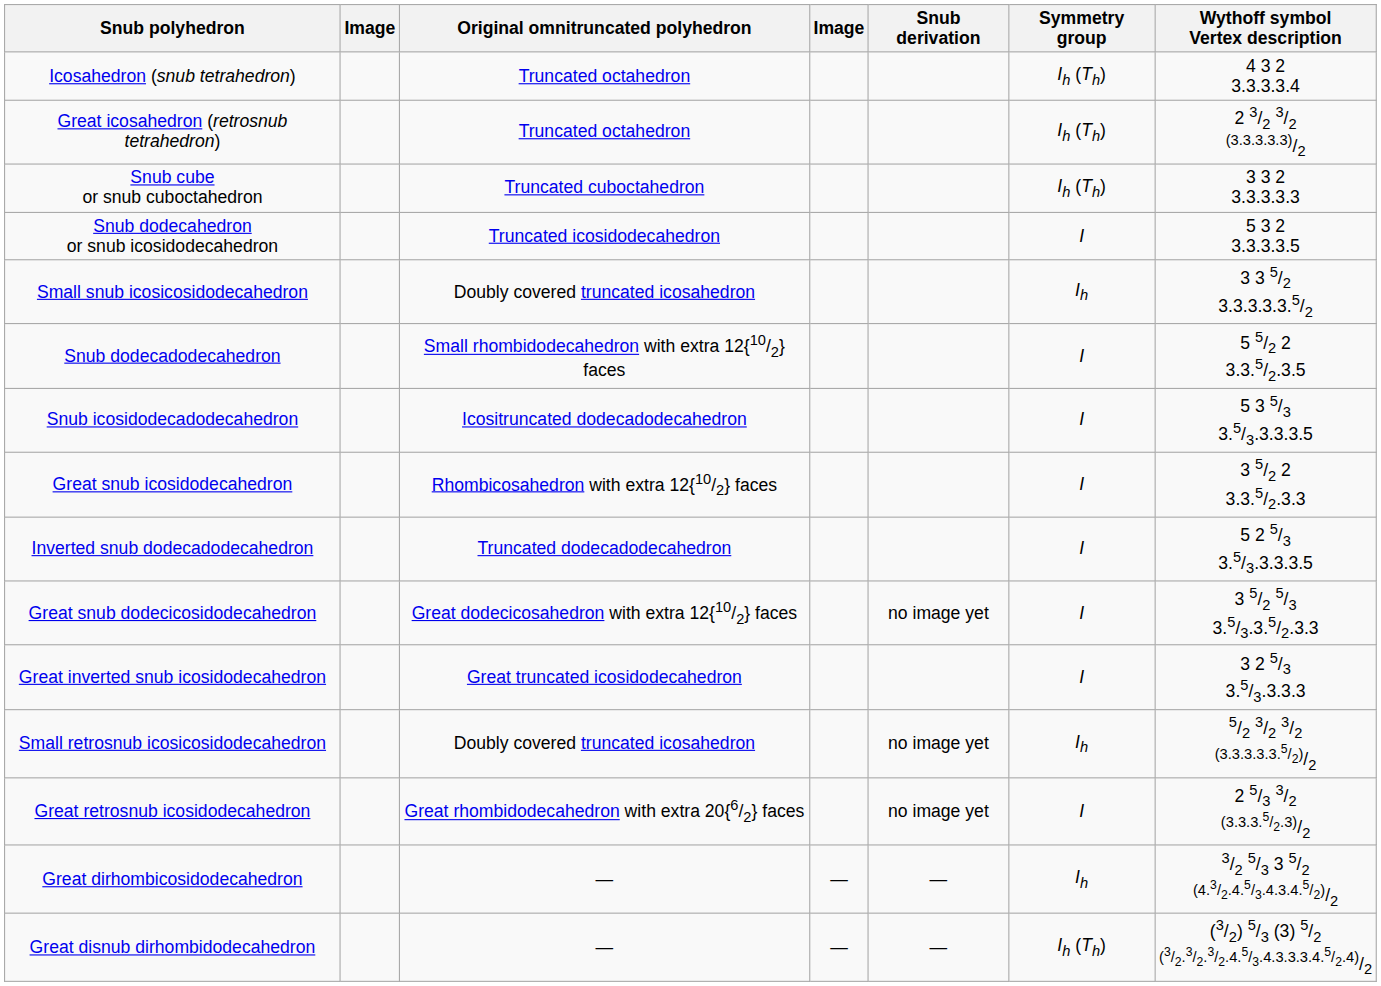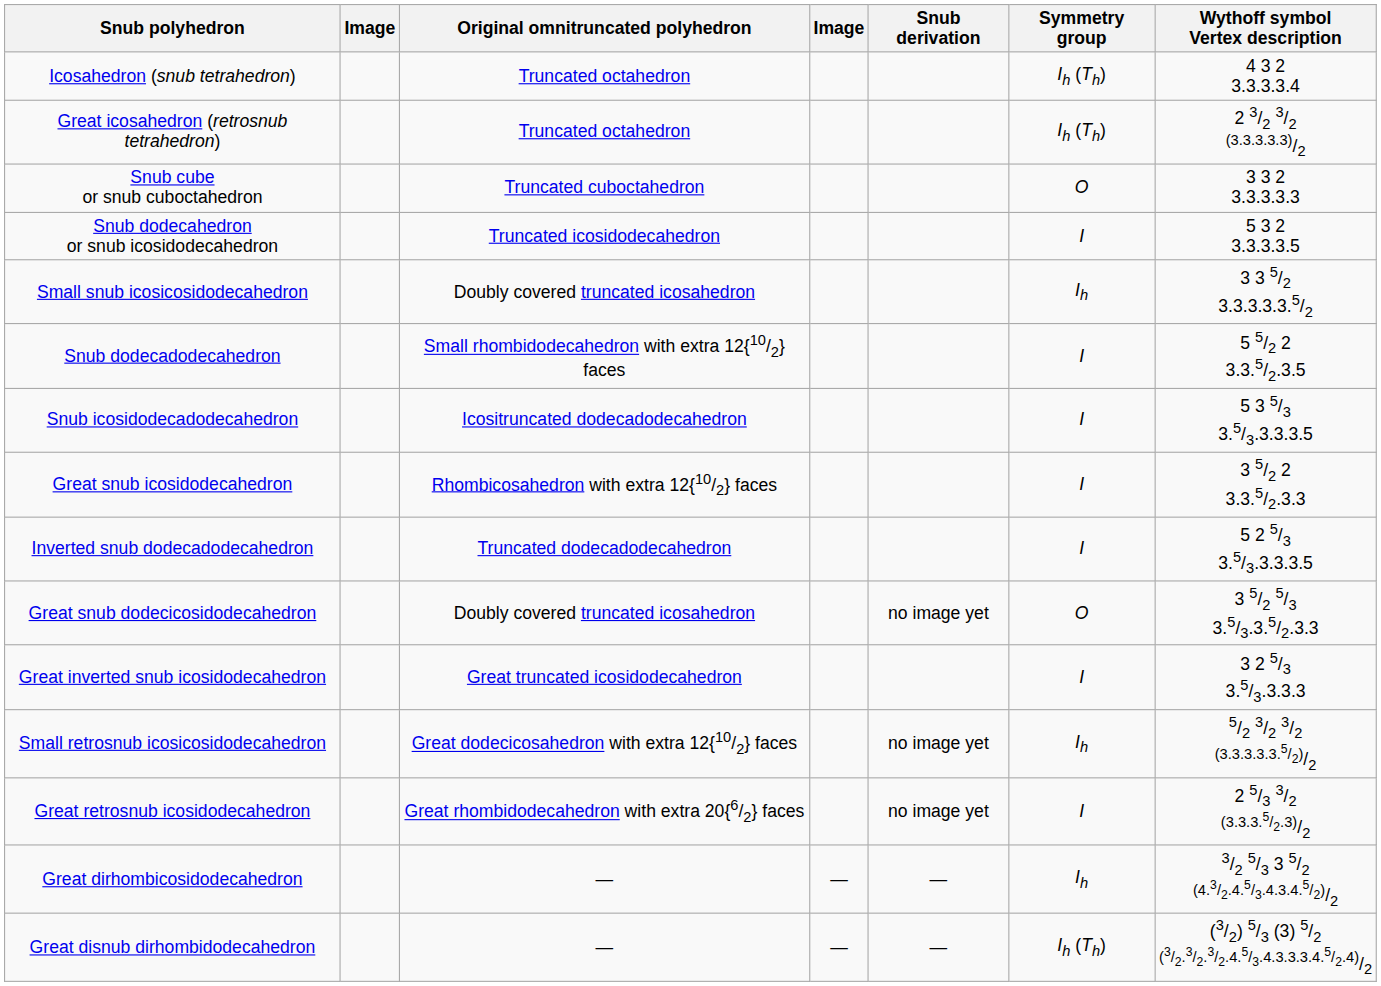(1082, 188) Ih (Th) -> (1082, 188) O
(604, 613) Great dodecicosahedron with extra 12{10/2} faces -> (604, 612) Doubly covered truncated icosahedron
(1082, 612) I -> (1082, 612) O
(604, 743) Doubly covered truncated icosahedron -> (604, 743) Great dodecicosahedron with extra 12{10/2} faces
